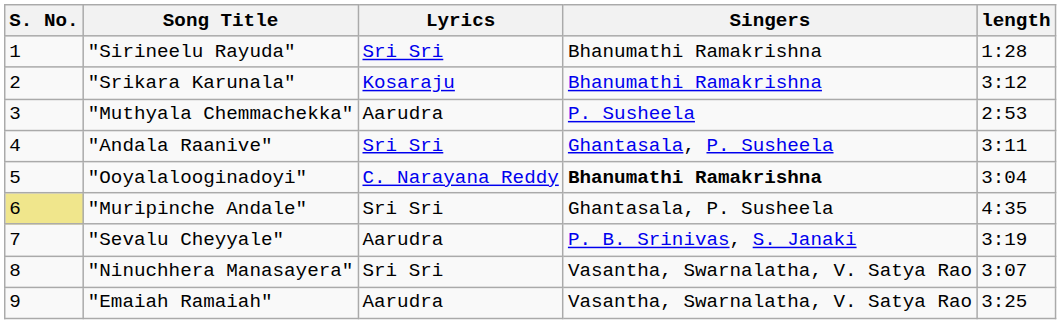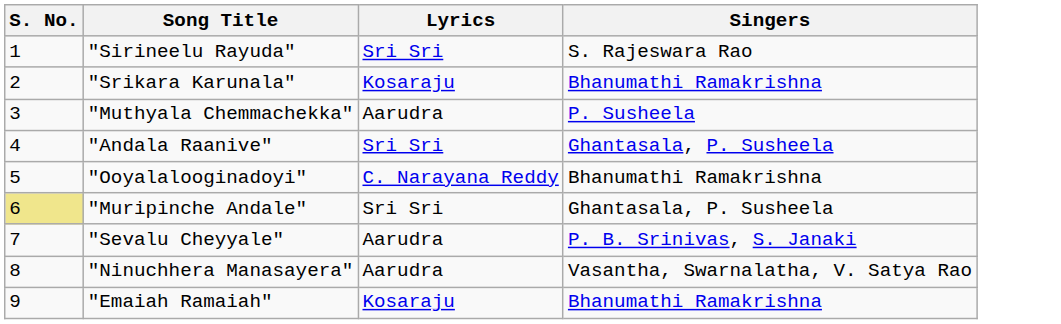- column: (1016, 20)
(695, 52) Bhanumathi Ramakrishna -> (660, 52) S. Rajeswara Rao
(695, 177) bold -> (695, 177) normal
(403, 271) Sri Sri -> (403, 271) Aarudra
(403, 303) Aarudra -> (409, 303) Kosaraju
(770, 303) Vasantha, Swarnalatha, V. Satya Rao -> (695, 303) Bhanumathi Ramakrishna
